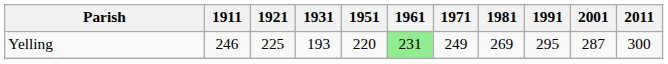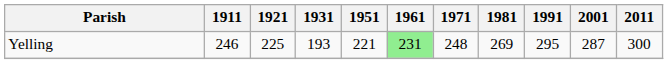(364, 44) 220 -> (364, 44) 221
(456, 44) 249 -> (456, 44) 248
